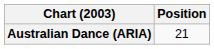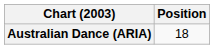(182, 34) 21 -> (182, 34) 18
